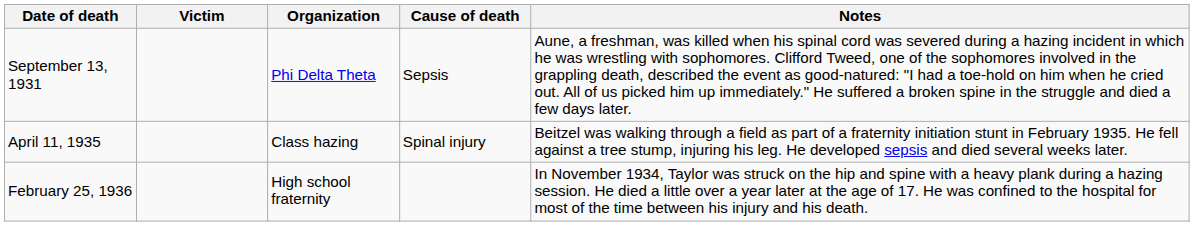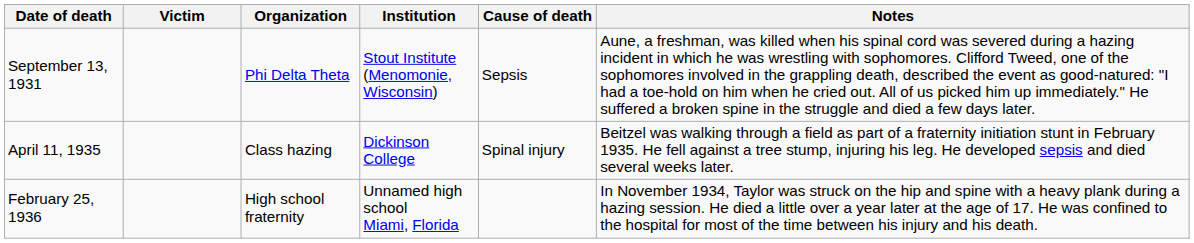+ column: (419, 16)
